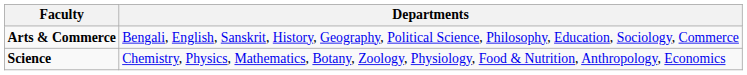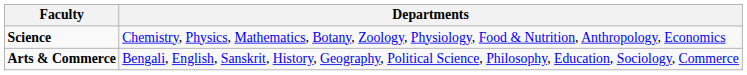rows swapped: (29, 59) <-> (62, 37)
